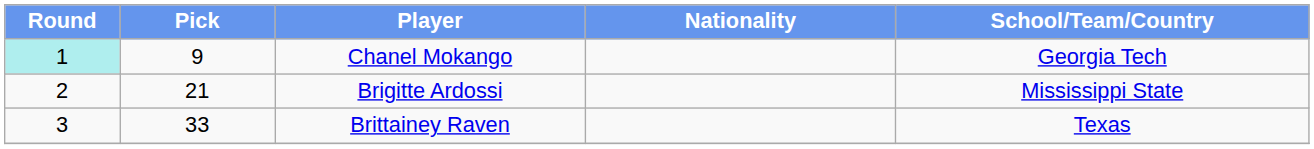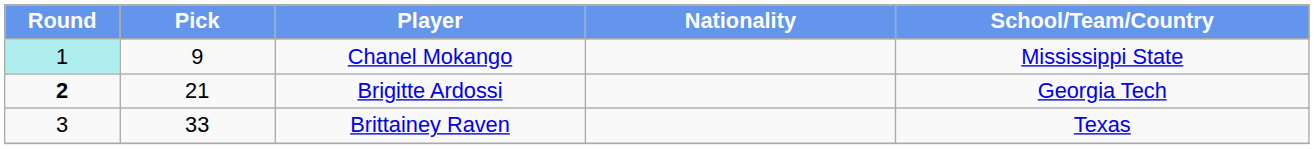(1102, 56) Georgia Tech -> (1102, 56) Mississippi State
(62, 90) normal -> (62, 90) bold
(1102, 90) Mississippi State -> (1102, 90) Georgia Tech
